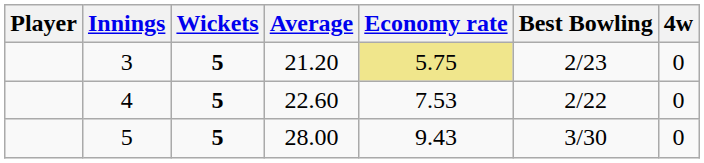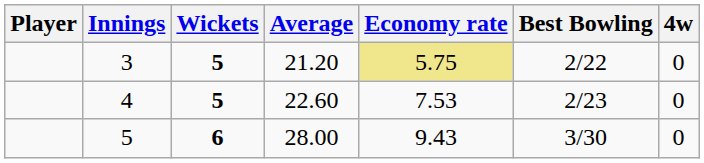(586, 61) 2/23 -> (586, 61) 2/22
(586, 99) 2/22 -> (586, 99) 2/23
(218, 137) 5 -> (218, 137) 6
